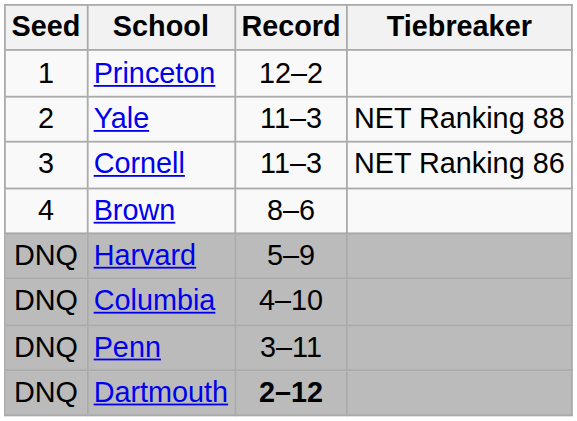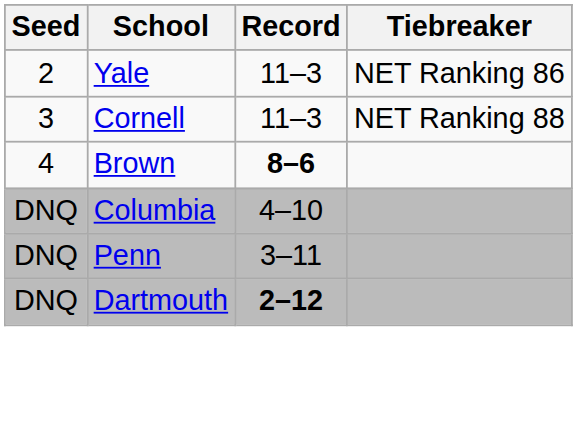- row: (154, 73)
(459, 118) NET Ranking 88 -> (459, 73) NET Ranking 86
(459, 164) NET Ranking 86 -> (459, 118) NET Ranking 88
(291, 210) normal -> (291, 164) bold
- row: (145, 255)
